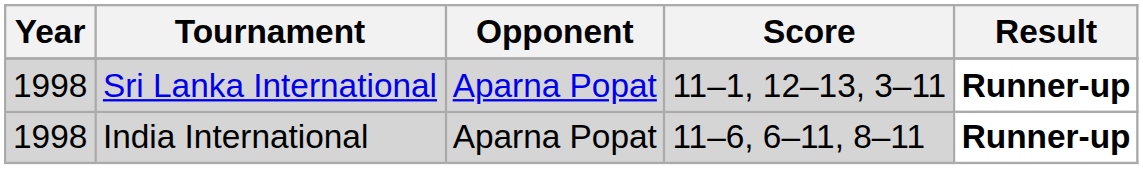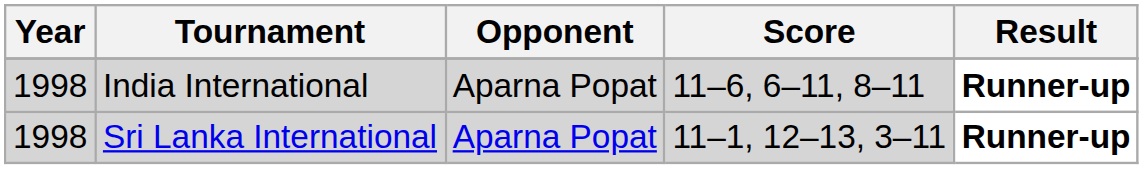rows swapped: (270, 85) <-> (236, 138)
